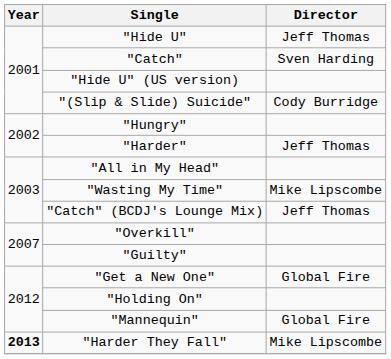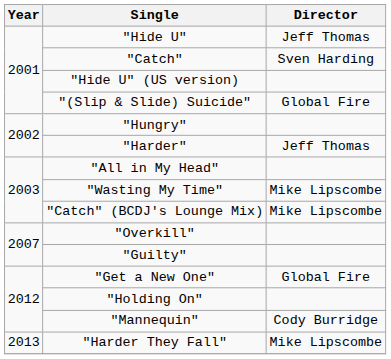(326, 103) Cody Burridge -> (326, 103) Global Fire
(326, 212) Jeff Thomas -> (326, 212) Mike Lipscombe
(326, 321) Global Fire -> (326, 321) Cody Burridge
(24, 343) bold -> (24, 343) normal
